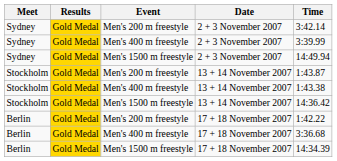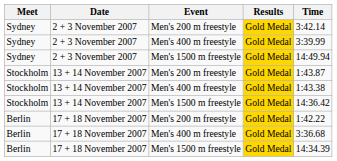columns swapped: (244, 12) <-> (76, 12)
